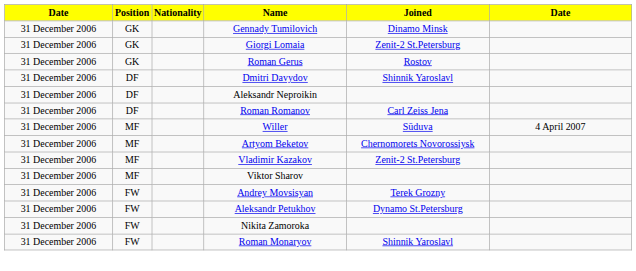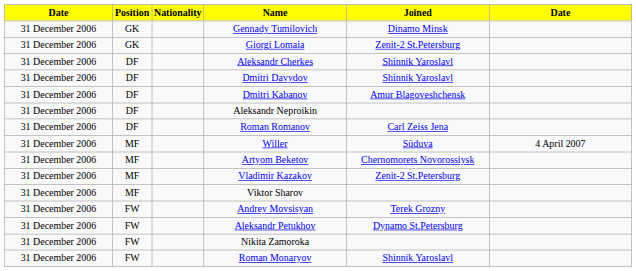- row: (275, 62)
+ row: (275, 62)
+ row: (275, 95)
